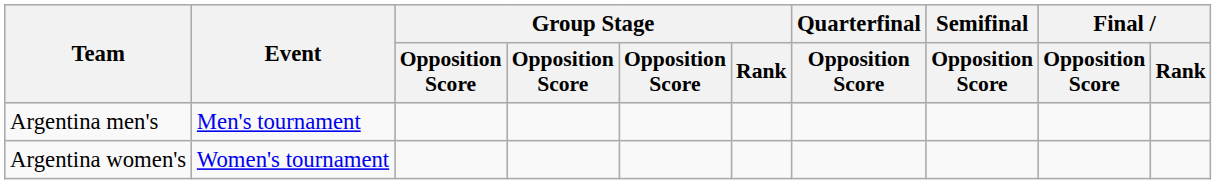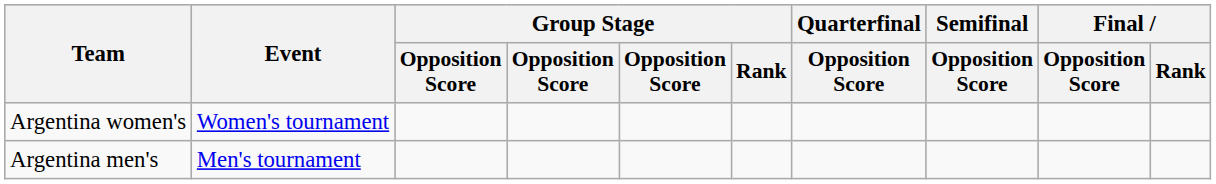rows swapped: (84, 121) <-> (98, 159)
